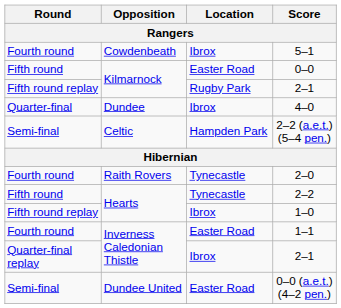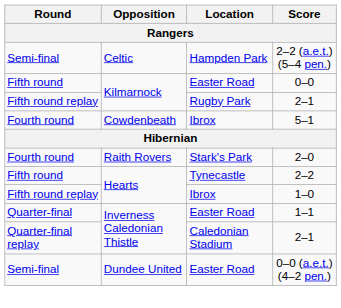rows swapped: (140, 51) <-> (118, 132)
- row: (124, 107)
(217, 175) Tynecastle -> (221, 157) Stark's Park
(41, 231) Fourth round -> (40, 212) Quarter-final
(202, 256) Ibrox -> (219, 237) Caledonian Stadium
